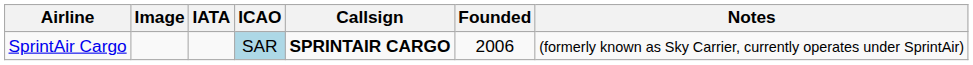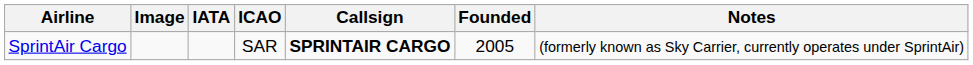(260, 45) lightblue background -> (260, 45) no background
(495, 45) 2006 -> (495, 45) 2005
